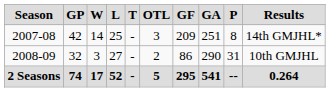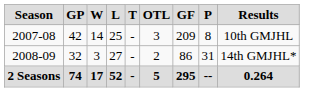- column: (211, 14)
(284, 35) 14th GMJHL* -> (258, 35) 10th GMJHL
(284, 55) 10th GMJHL -> (258, 55) 14th GMJHL*
